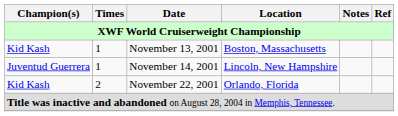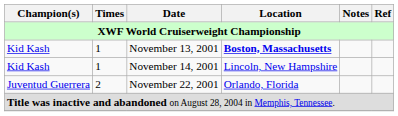(275, 48) normal -> (278, 48) bold
(48, 66) Juventud Guerrera -> (28, 66) Kid Kash
(28, 84) Kid Kash -> (48, 84) Juventud Guerrera
